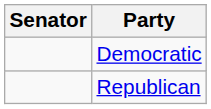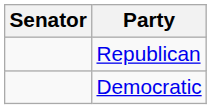rows swapped: (149, 53) <-> (149, 86)
